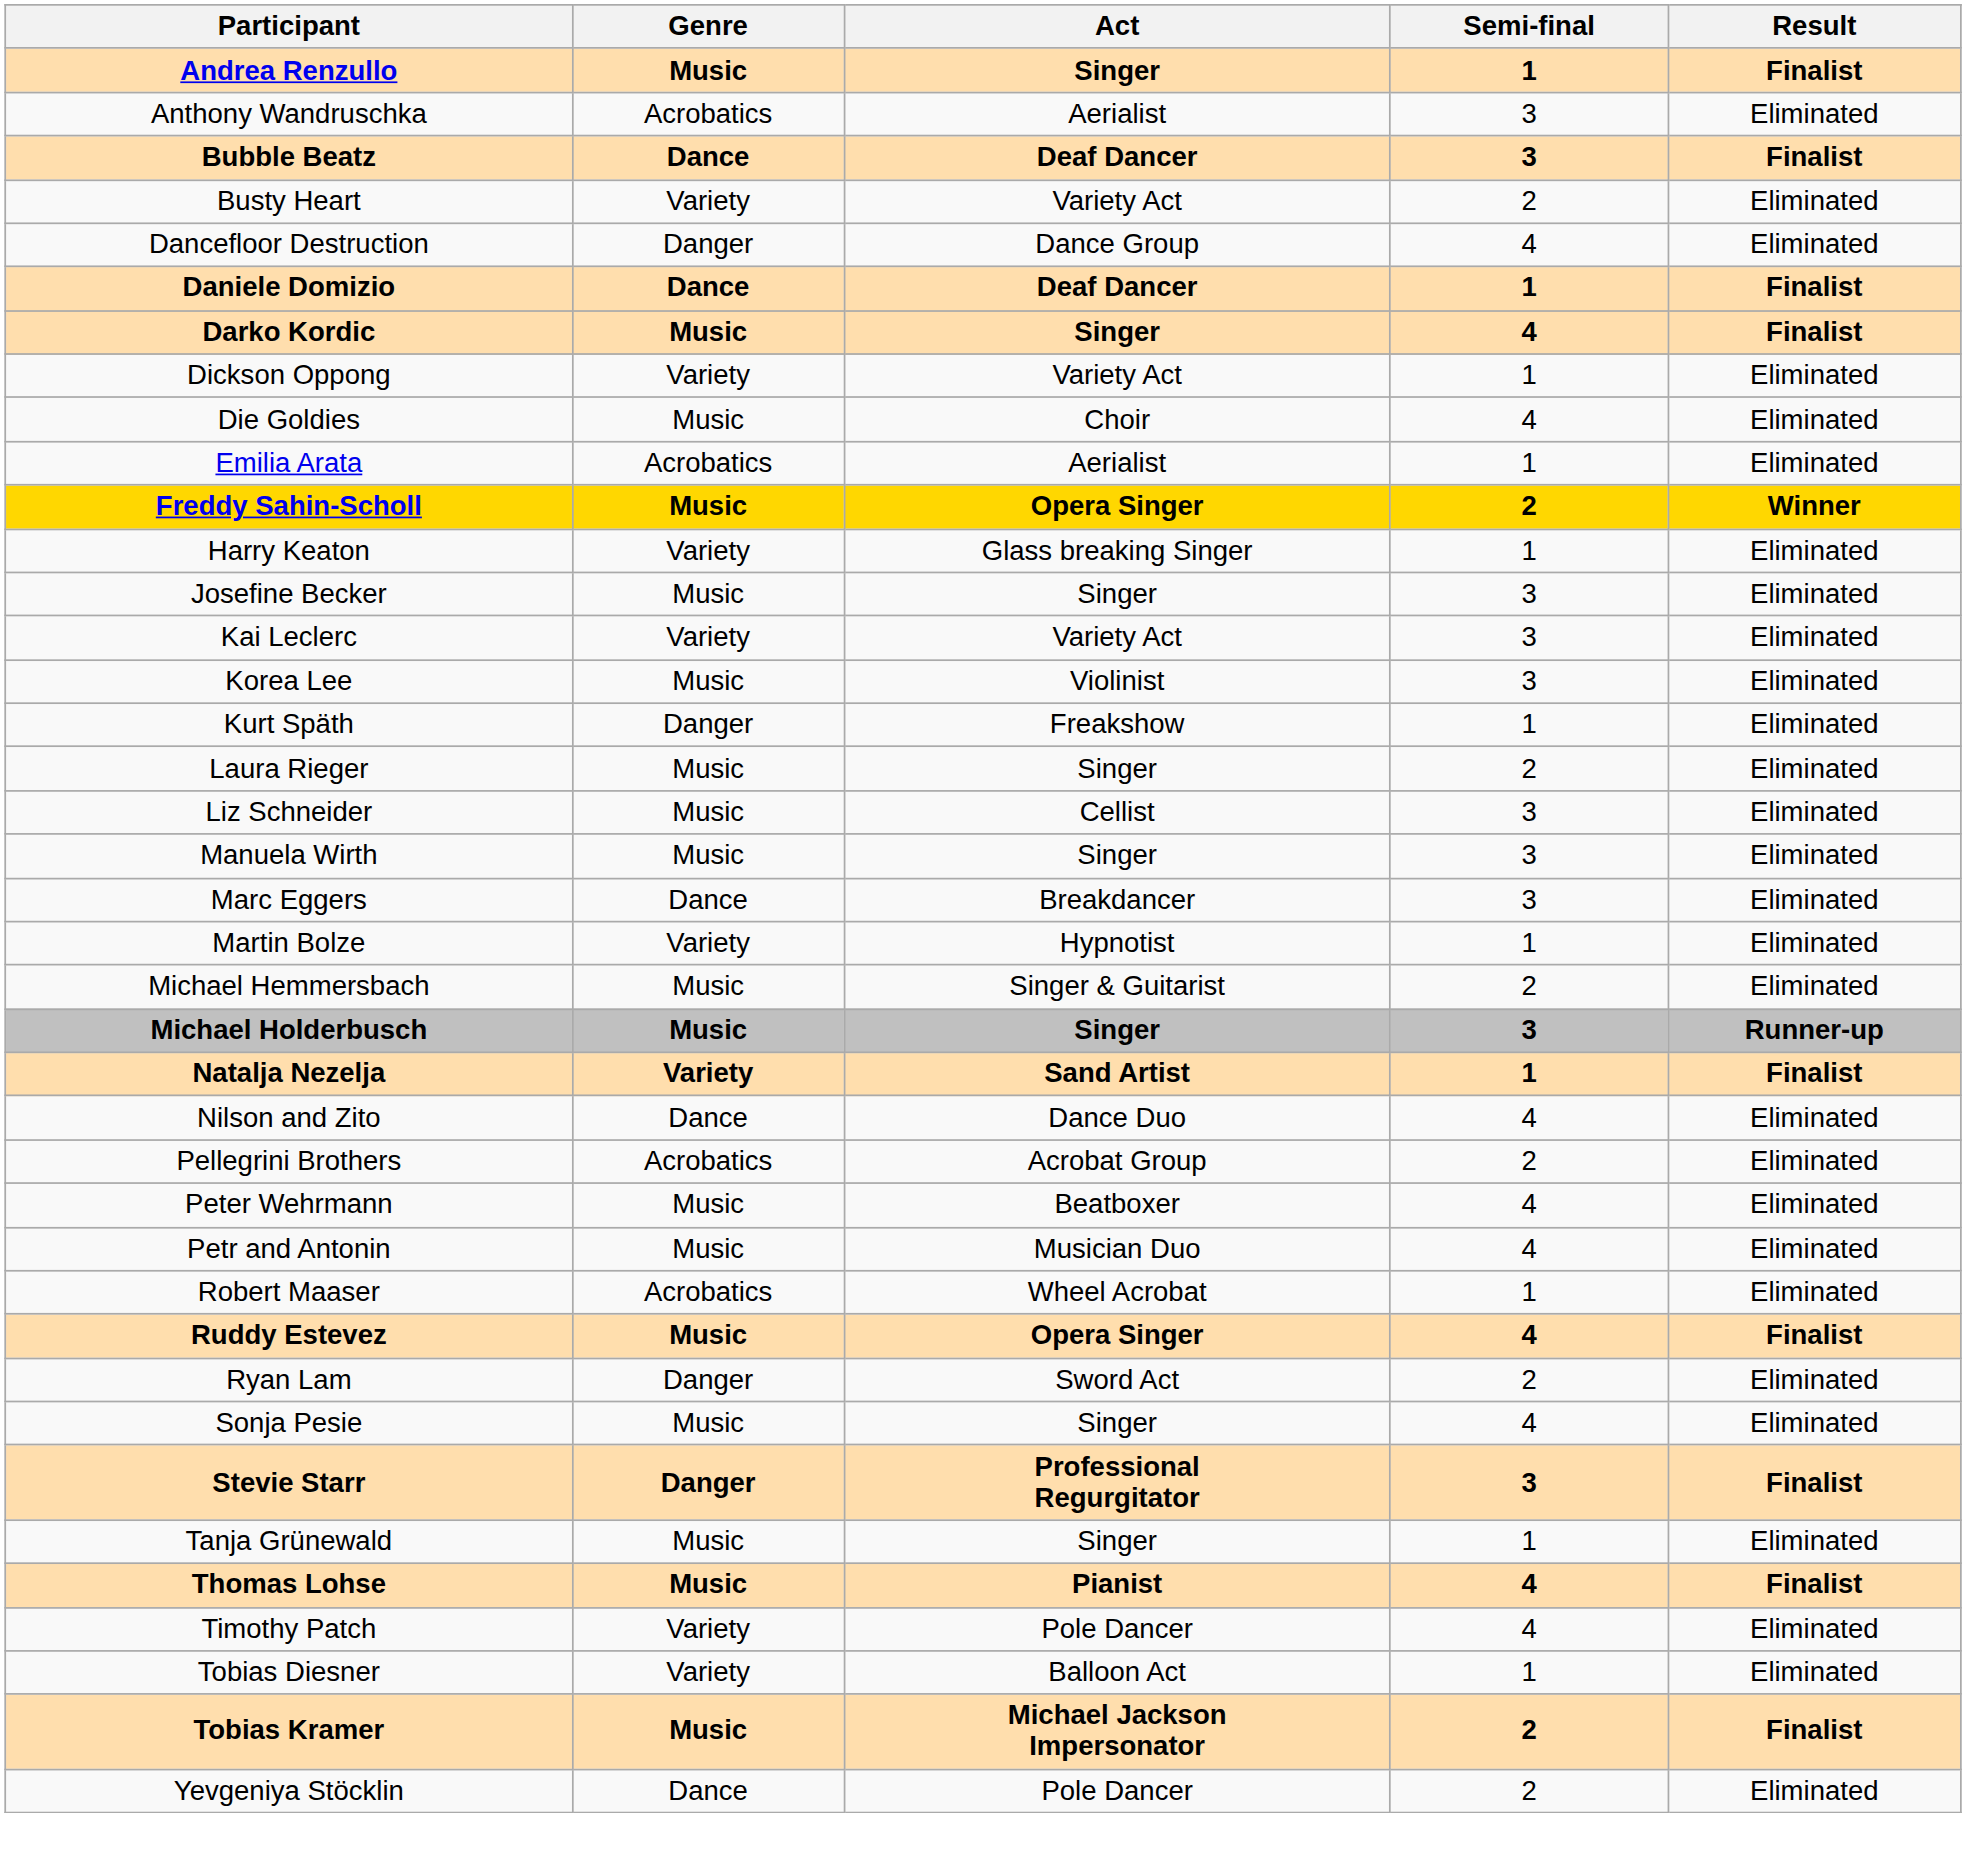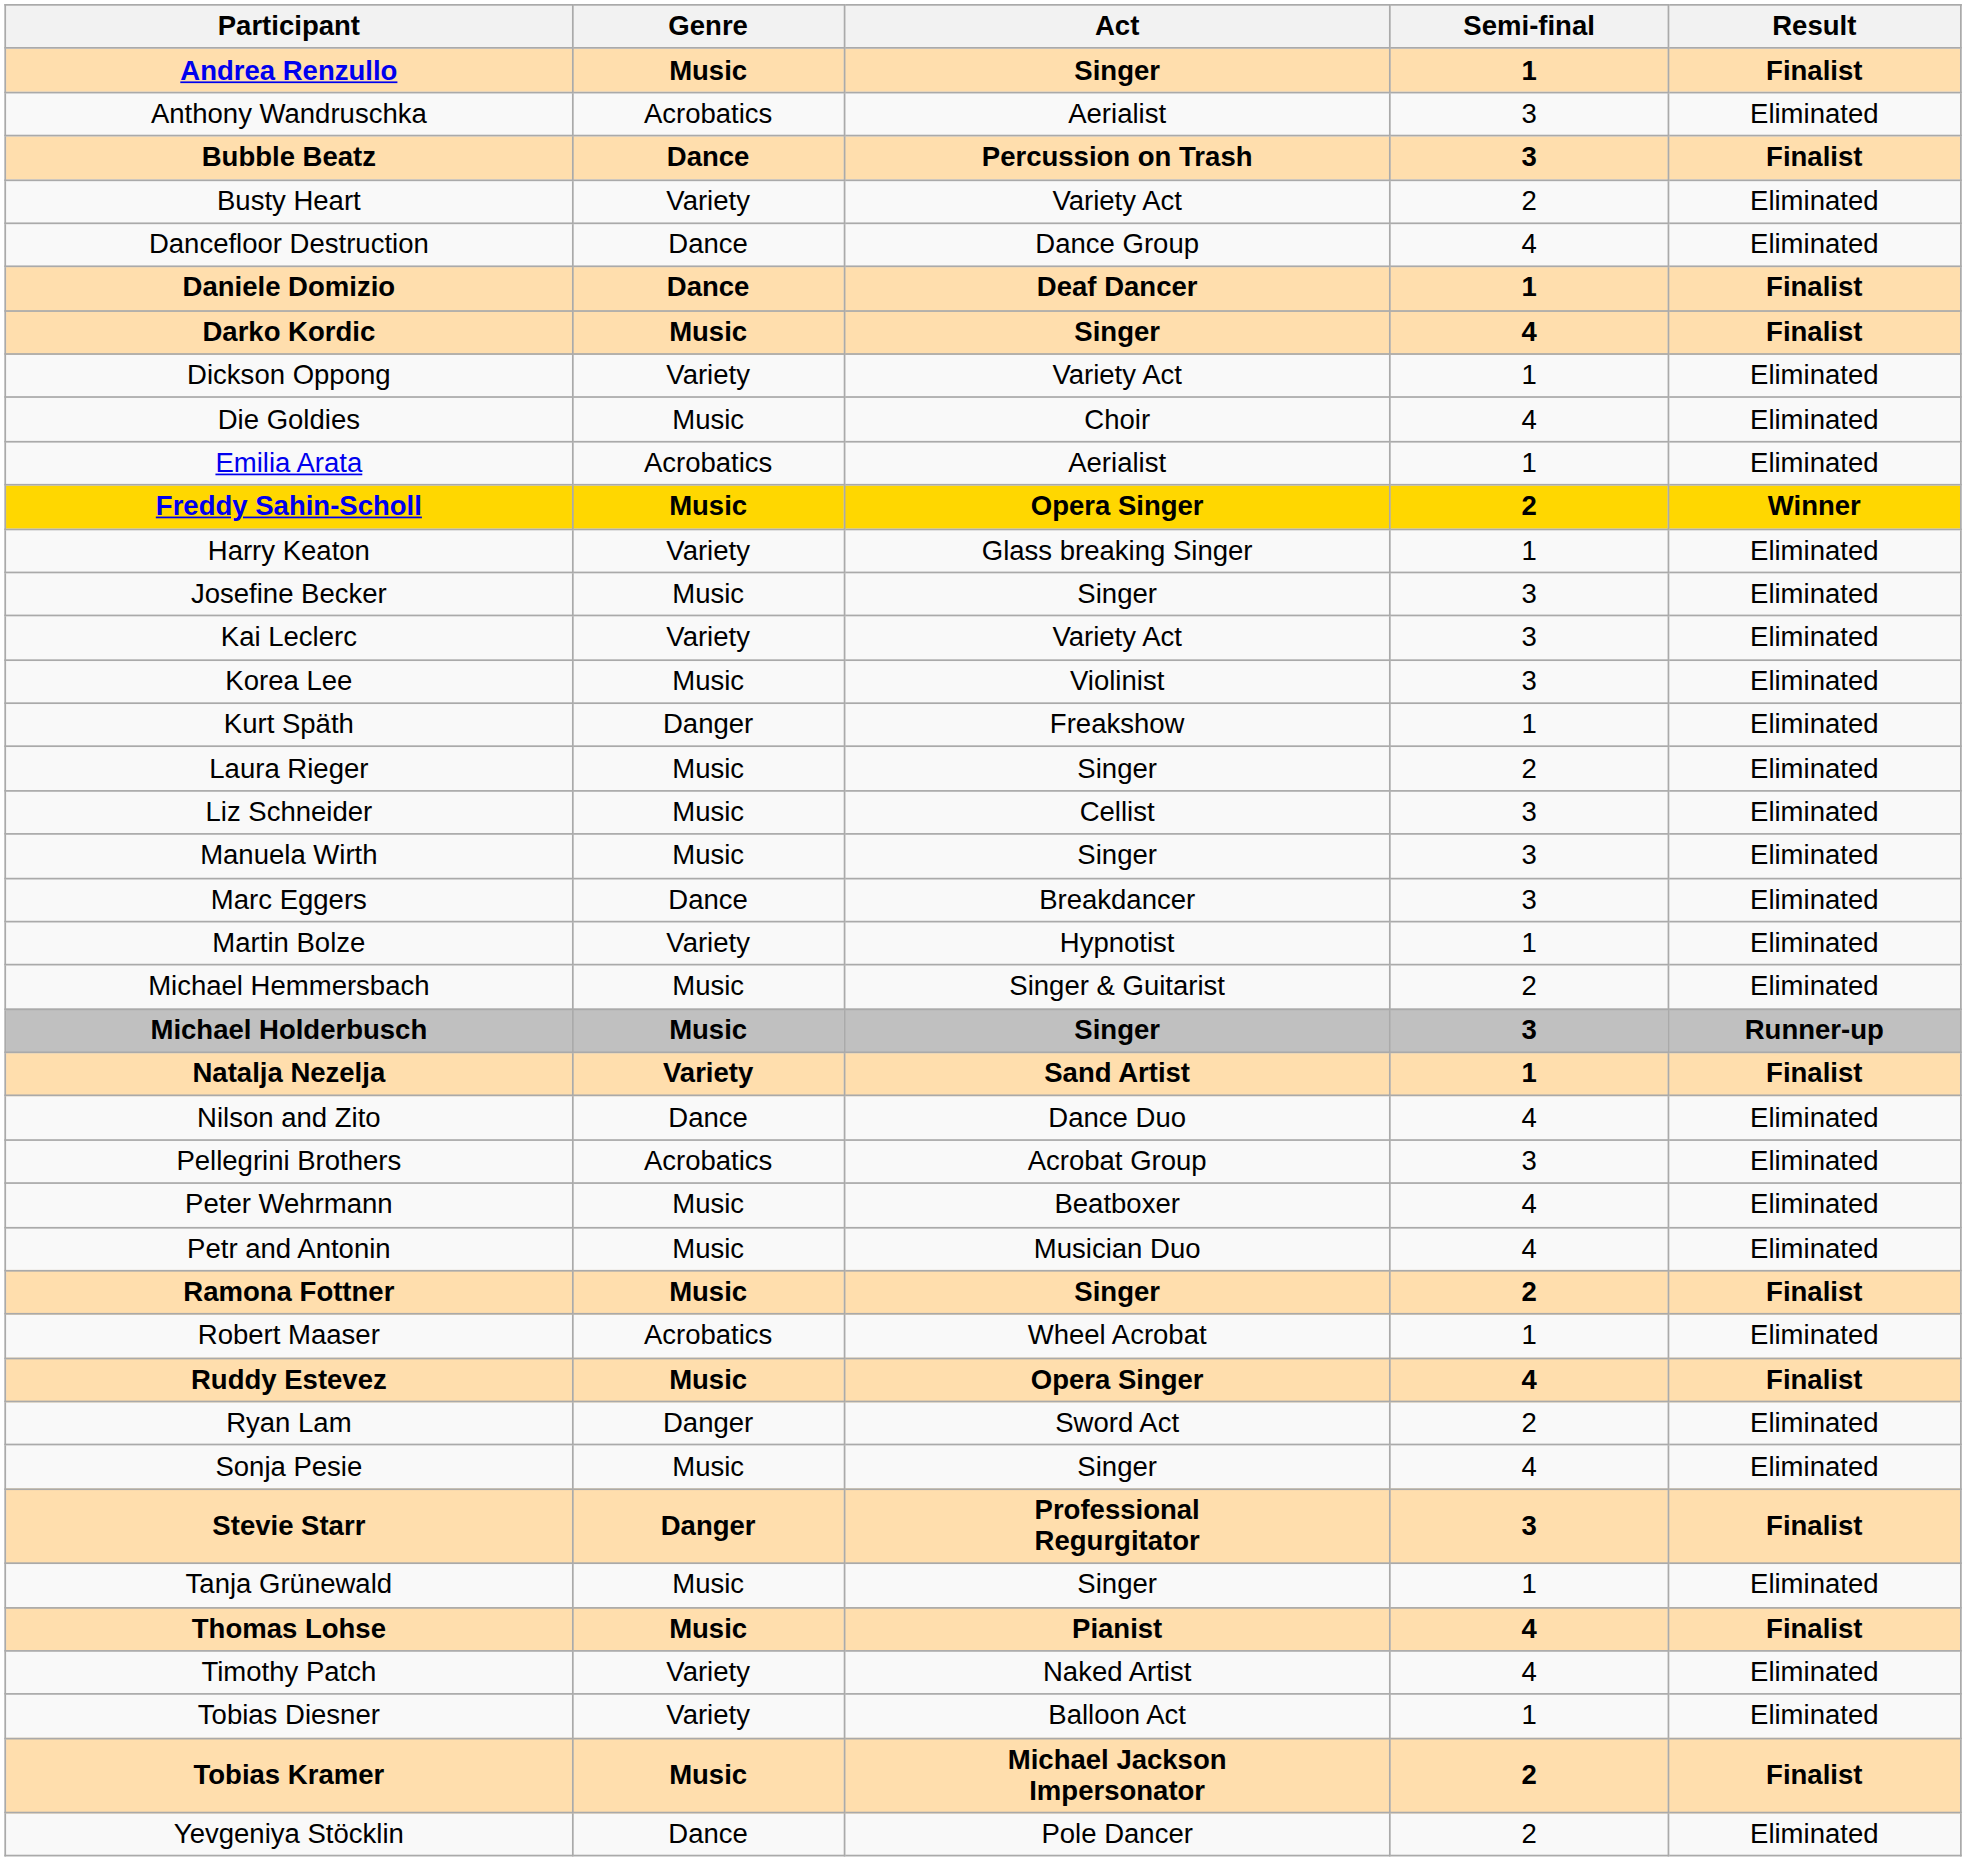(1117, 157) Deaf Dancer -> (1117, 157) Percussion on Trash
(708, 244) Danger -> (708, 244) Dance
(1529, 1161) 2 -> (1529, 1161) 3
+ row: (289, 1292)
(1117, 1628) Pole Dancer -> (1117, 1672) Naked Artist
